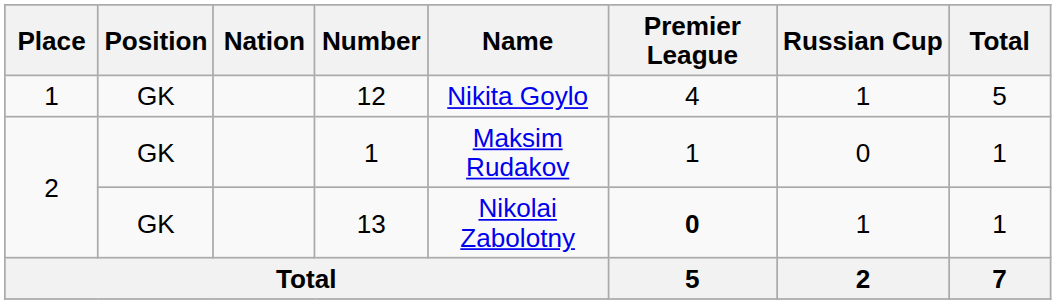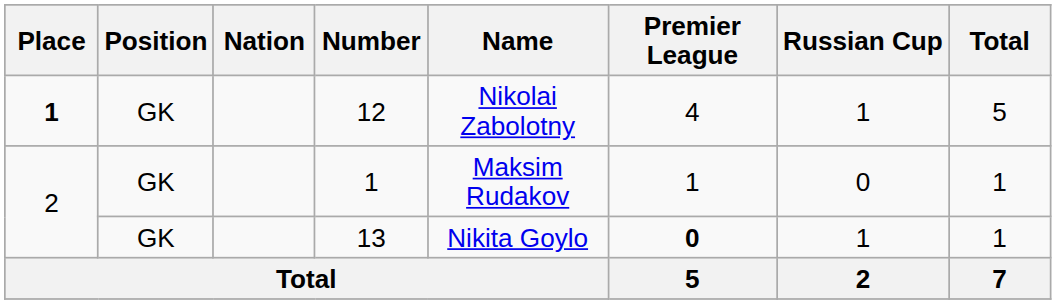(52, 96) normal -> (52, 111) bold
(518, 96) Nikita Goylo -> (518, 111) Nikolai Zabolotny
(518, 223) Nikolai Zabolotny -> (518, 238) Nikita Goylo
